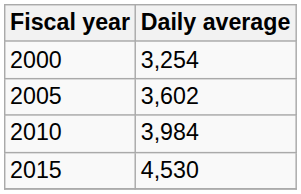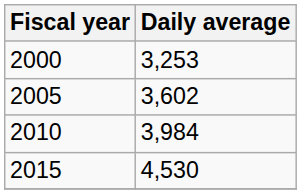(170, 59) 3,254 -> (170, 59) 3,253
